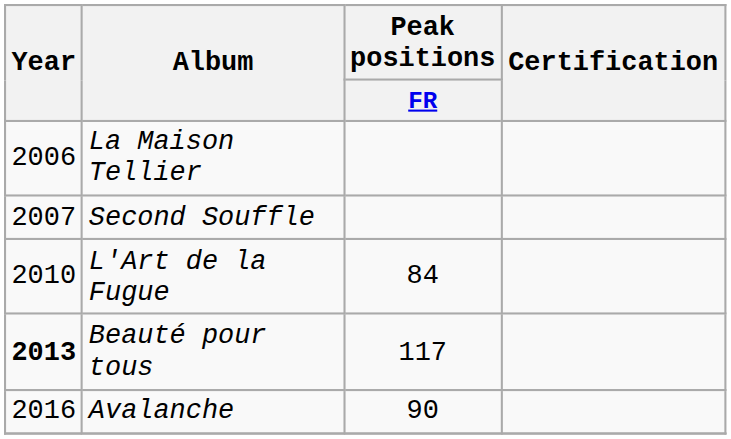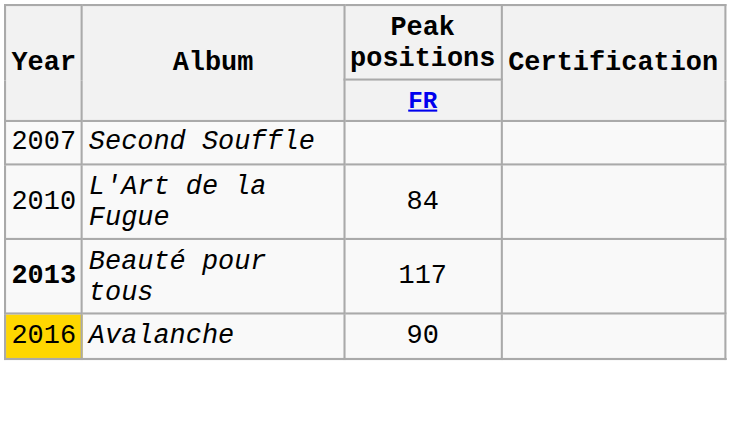- row: (162, 158)
(44, 411) no background -> (44, 336) gold background
